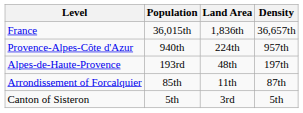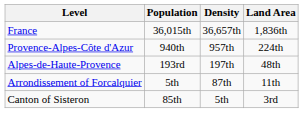columns swapped: (227, 13) <-> (276, 13)
(172, 82) 85th -> (172, 82) 5th
(172, 99) 5th -> (172, 99) 85th
